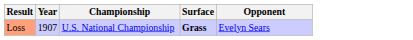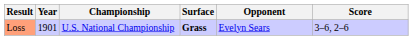+ column: (360, 12)
(47, 27) 1907 -> (47, 27) 1901
